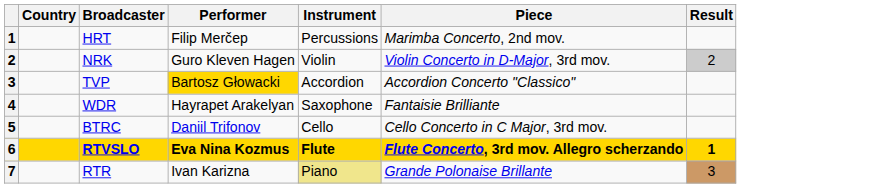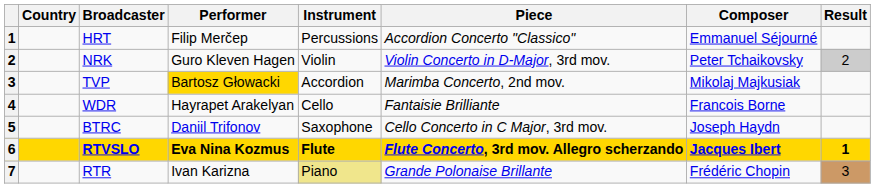+ column: (754, 15)
(475, 37) Marimba Concerto, 2nd mov. -> (480, 37) Accordion Concerto "Classico"
(480, 82) Accordion Concerto "Classico" -> (475, 82) Marimba Concerto, 2nd mov.
(337, 104) Saxophone -> (317, 104) Cello
(317, 127) Cello -> (337, 127) Saxophone
